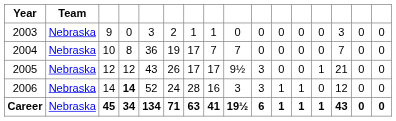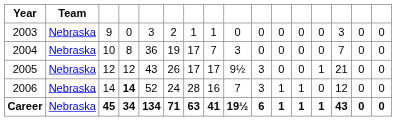(238, 51) 7 -> (238, 51) 3
(238, 88) 3 -> (238, 88) 7
